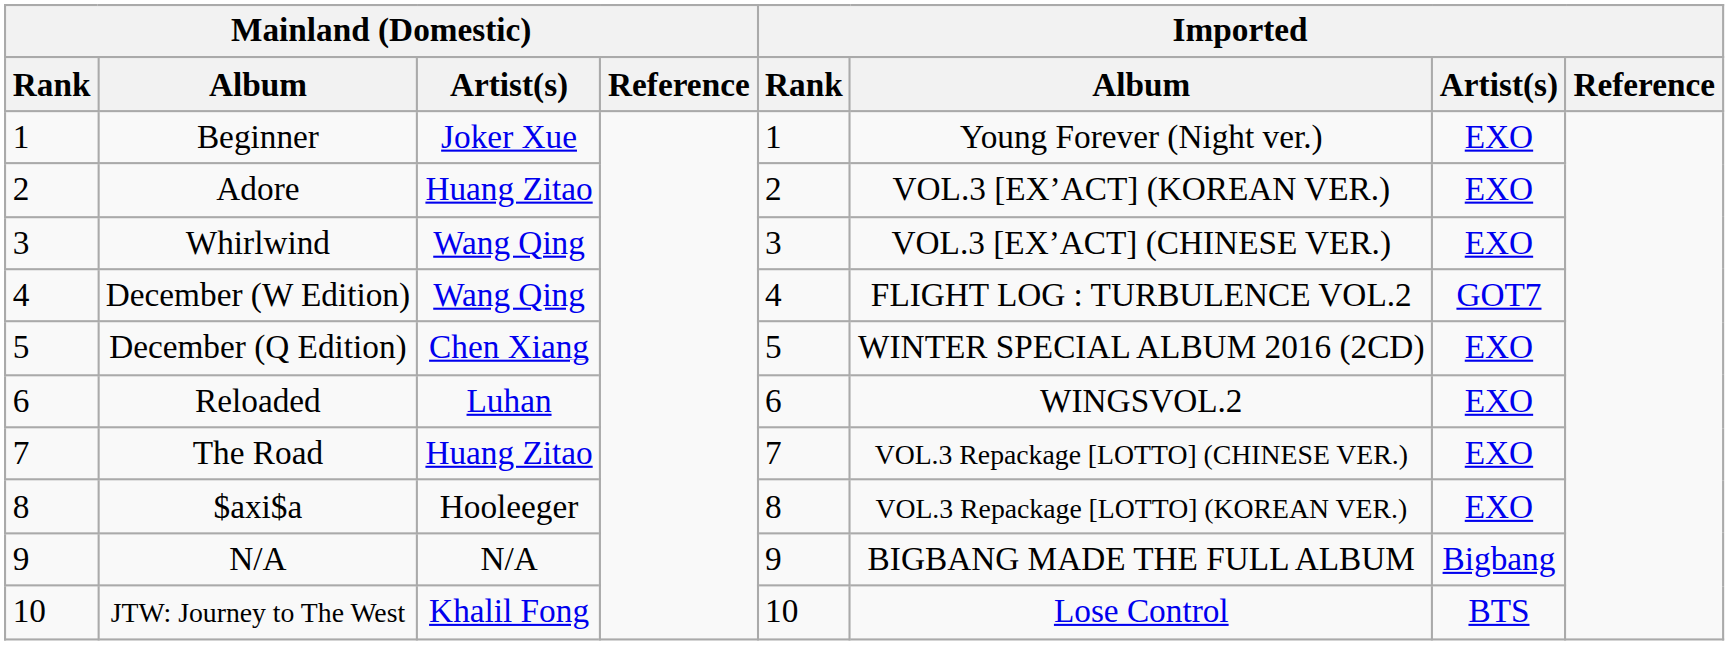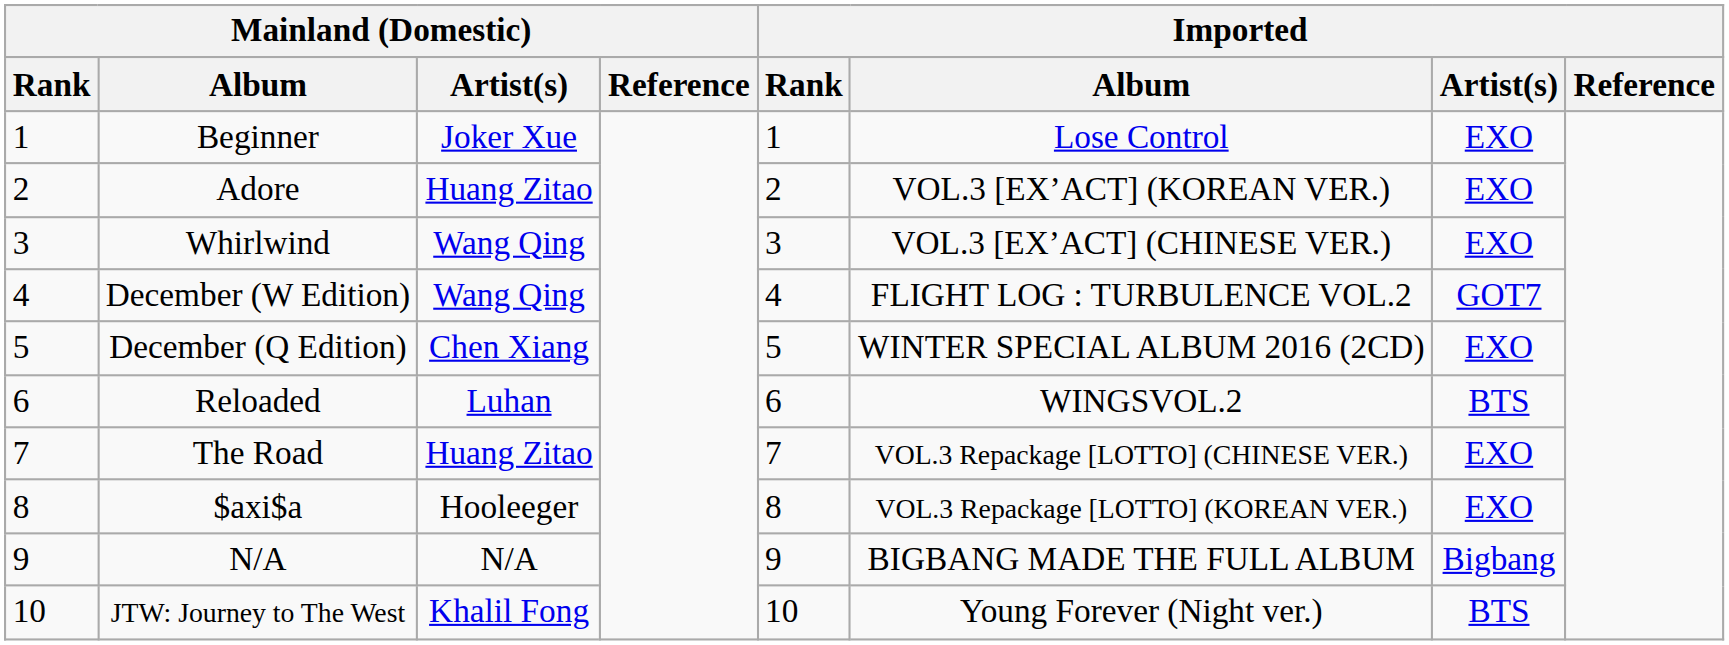(1141, 136) Young Forever (Night ver.) -> (1141, 136) Lose Control
(1499, 400) EXO -> (1499, 400) BTS
(1141, 611) Lose Control -> (1141, 611) Young Forever (Night ver.)
